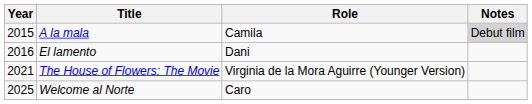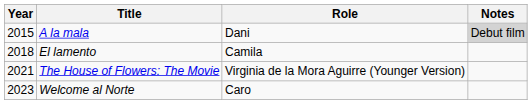(244, 33) Camila -> (237, 33) Dani
(20, 52) 2016 -> (20, 52) 2018
(237, 52) Dani -> (244, 52) Camila
(20, 90) 2025 -> (20, 90) 2023
